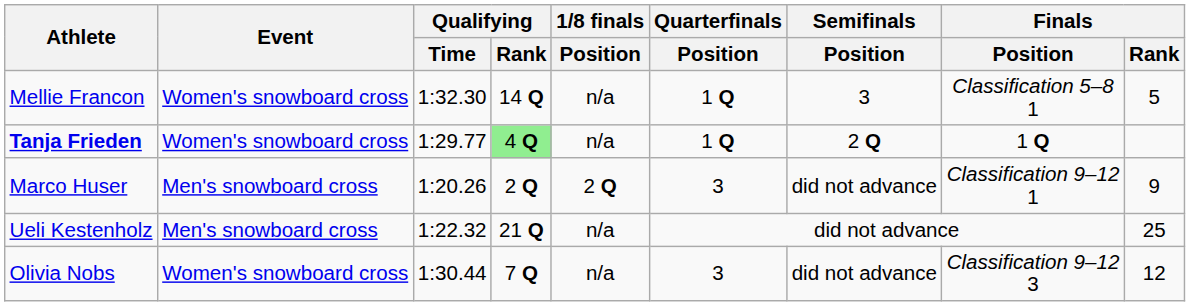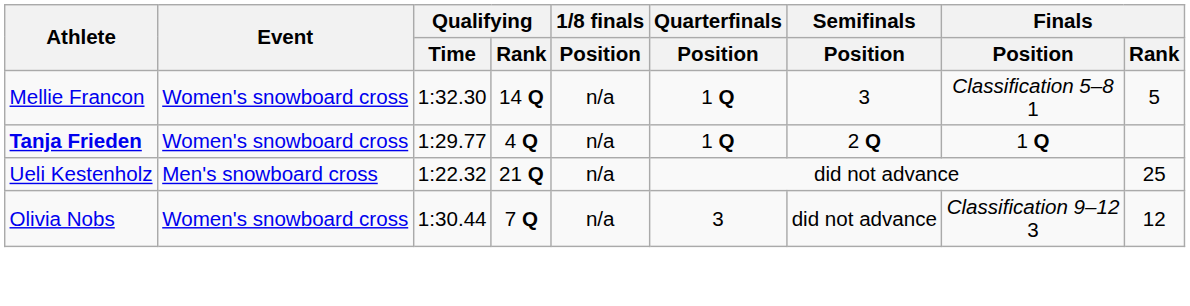(521, 142) lightgreen background -> (521, 142) no background
- row: (68, 186)
